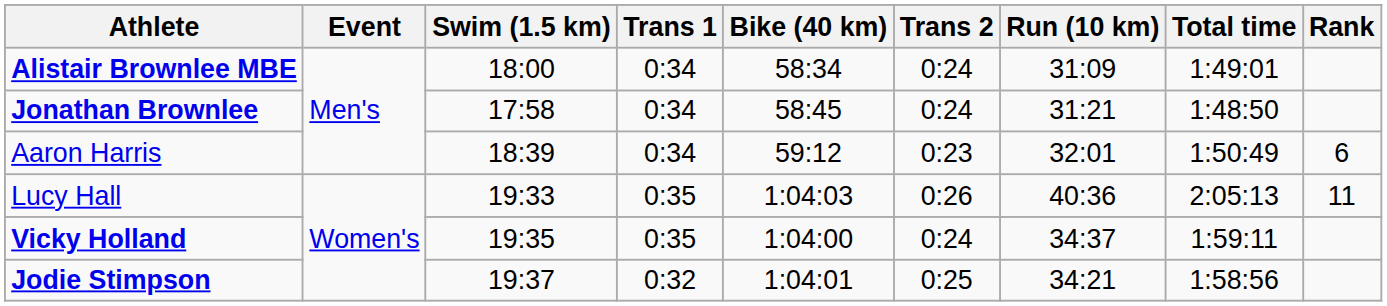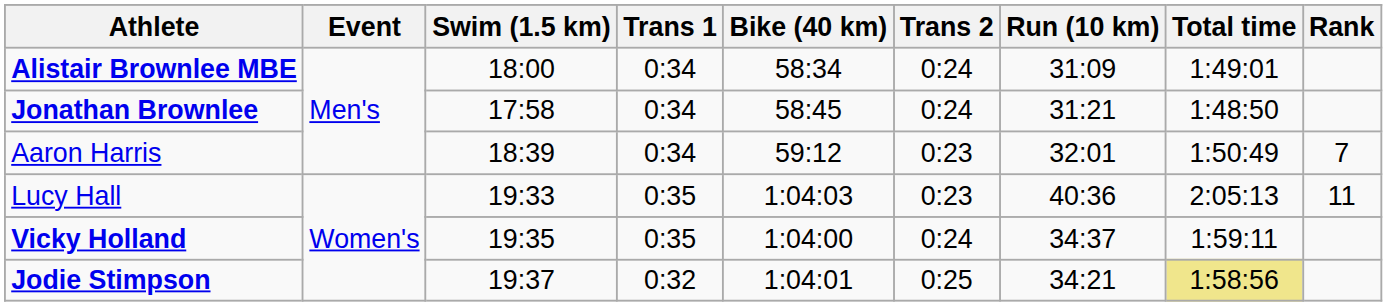(1342, 153) 6 -> (1342, 153) 7
(947, 196) 0:26 -> (947, 196) 0:23
(1234, 280) no background -> (1234, 280) khaki background
